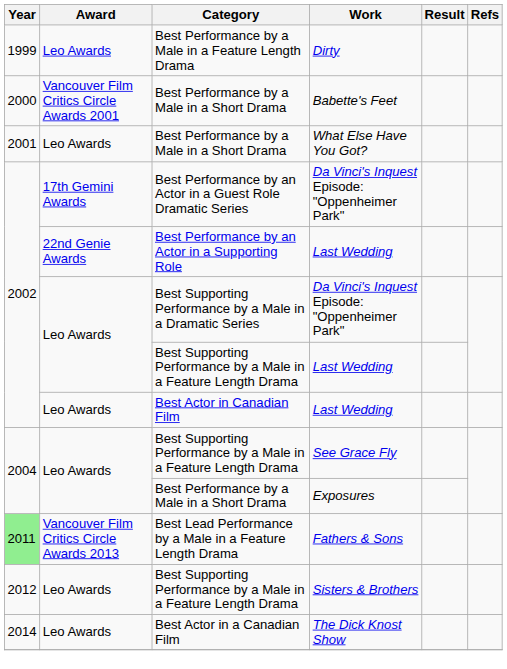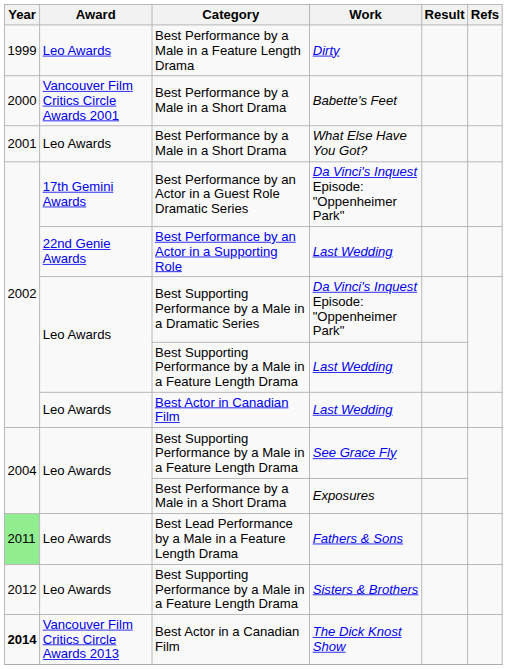(88, 538) Vancouver Film Critics Circle Awards 2013 -> (77, 538) Leo Awards
(22, 632) normal -> (22, 639) bold
(77, 632) Leo Awards -> (88, 639) Vancouver Film Critics Circle Awards 2013
